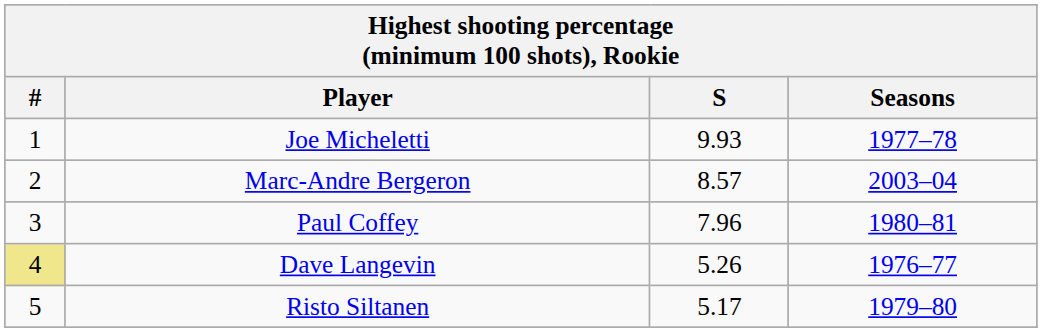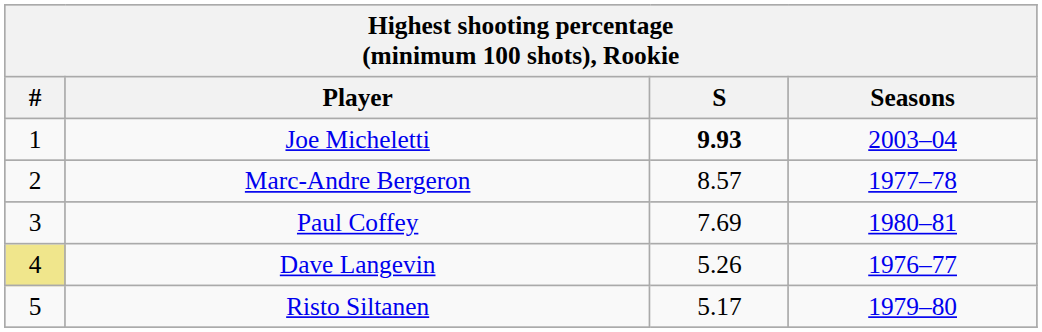(719, 139) normal -> (719, 139) bold
(913, 139) 1977–78 -> (913, 139) 2003–04
(913, 181) 2003–04 -> (913, 181) 1977–78
(719, 223) 7.96 -> (719, 223) 7.69
